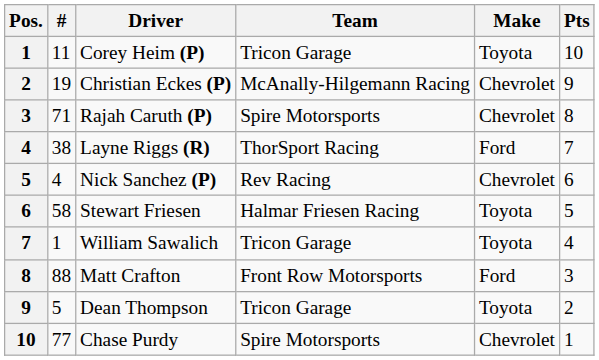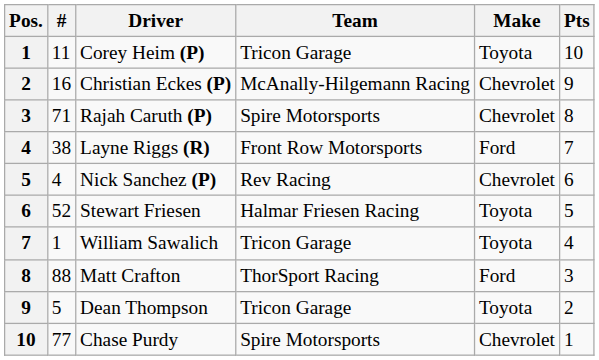(61, 84) 19 -> (61, 84) 16
(310, 147) ThorSport Racing -> (331, 147) Front Row Motorsports
(61, 211) 58 -> (61, 211) 52
(331, 275) Front Row Motorsports -> (310, 275) ThorSport Racing
